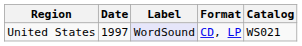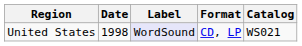(115, 32) 1997 -> (115, 32) 1998
